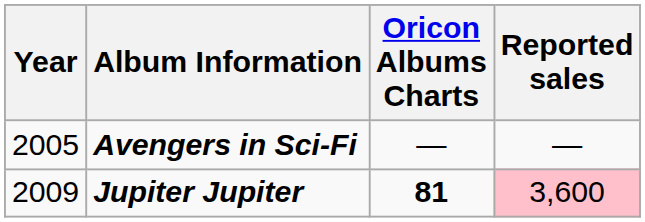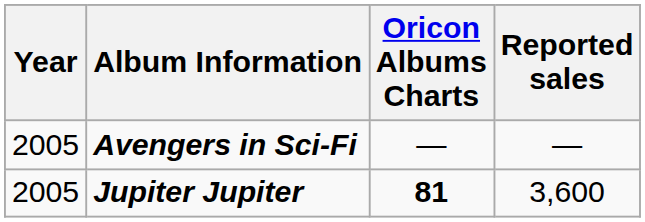(46, 192) 2009 -> (46, 192) 2005
(567, 192) pink background -> (567, 192) no background
